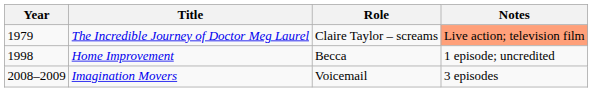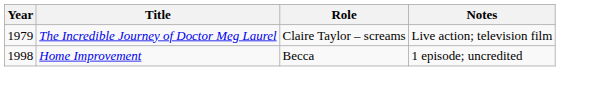(514, 35) lightsalmon background -> (482, 35) no background
- row: (124, 76)
